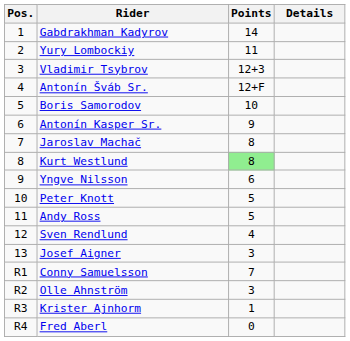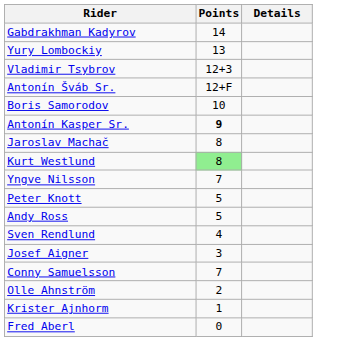- column: (21, 14)
(251, 51) 11 -> (219, 51) 13
(251, 124) normal -> (219, 124) bold
(251, 180) 6 -> (219, 180) 7
(251, 290) 3 -> (219, 290) 2
